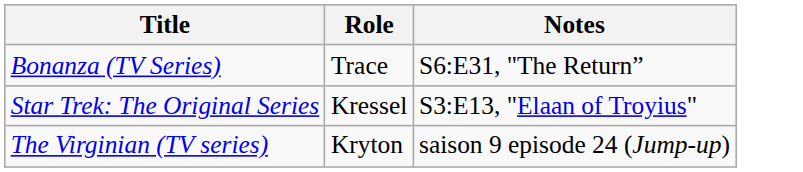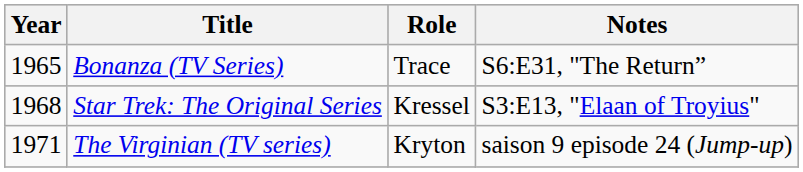+ column: (36, 24)
